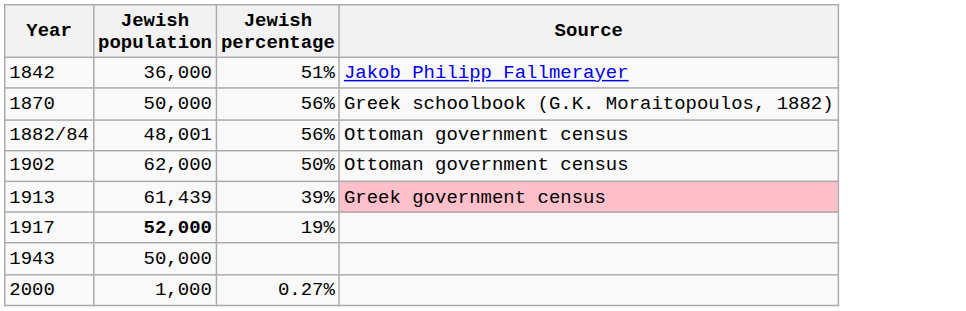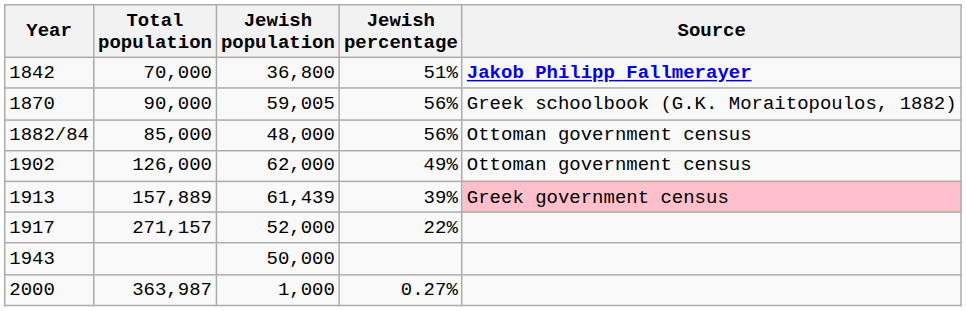+ column: (155, 31)
(178, 73) 36,000 -> (301, 73) 36,800
(486, 73) normal -> (609, 73) bold
(178, 104) 50,000 -> (301, 104) 59,005
(178, 135) 48,001 -> (301, 135) 48,000
(318, 166) 50% -> (441, 166) 49%
(178, 228) bold -> (301, 228) normal
(318, 228) 19% -> (441, 228) 22%
